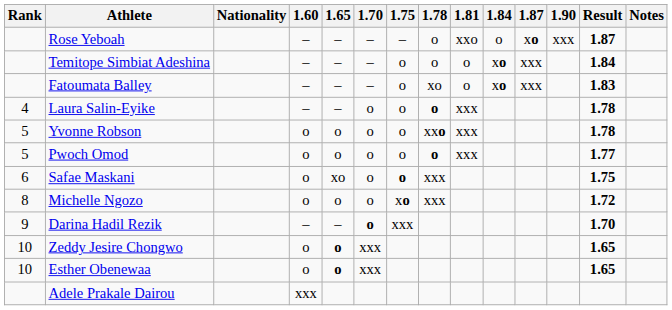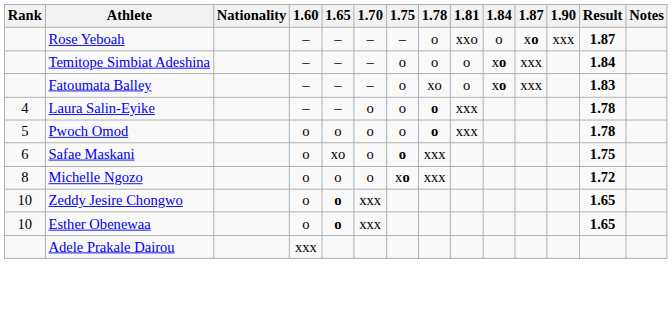- row: (95, 131)
(603, 154) 1.77 -> (603, 131) 1.78
- row: (105, 223)
